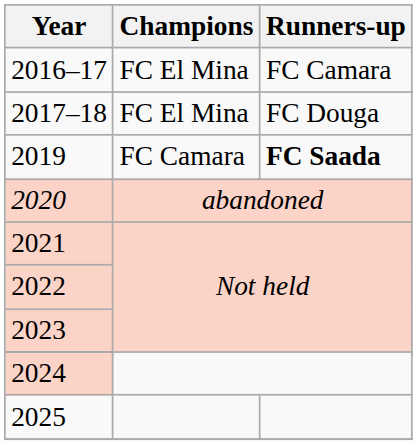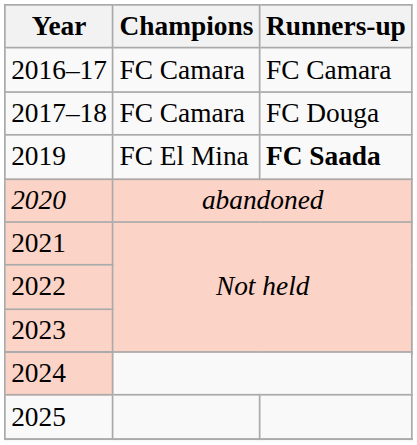(184, 69) FC El Mina -> (182, 69) FC Camara
(184, 112) FC El Mina -> (182, 112) FC Camara
(182, 156) FC Camara -> (184, 156) FC El Mina
